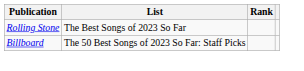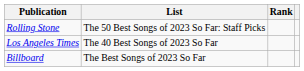(125, 27) The Best Songs of 2023 So Far -> (174, 27) The 50 Best Songs of 2023 So Far: Staff Picks
+ row: (43, 43)
(155, 43) The 50 Best Songs of 2023 So Far: Staff Picks -> (145, 58) The Best Songs of 2023 So Far
